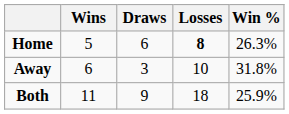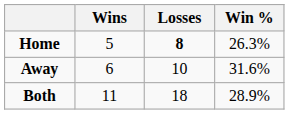- column: (144, 17)
(256, 70) 31.8% -> (249, 70) 31.6%
(256, 96) 25.9% -> (249, 96) 28.9%
